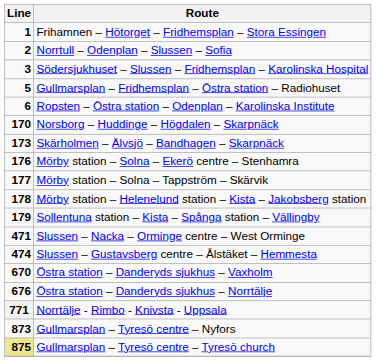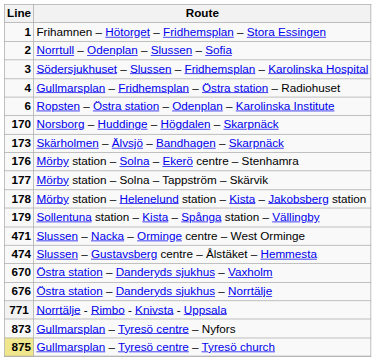(28, 87) 5 -> (28, 87) 4
